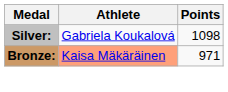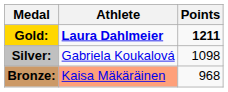+ row: (32, 35)
(209, 55) 971 -> (209, 76) 968
